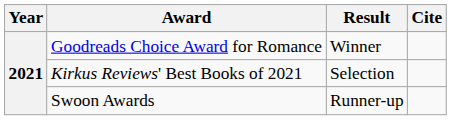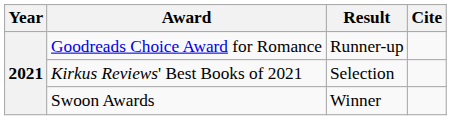(356, 45) Winner -> (367, 45) Runner-up
(367, 100) Runner-up -> (356, 100) Winner
